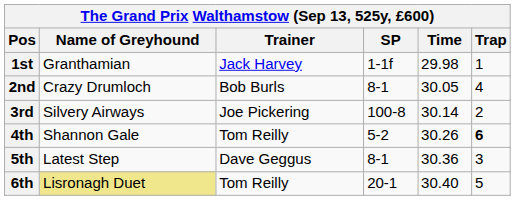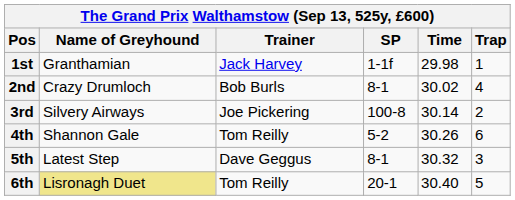(440, 87) 30.05 -> (440, 87) 30.02
(479, 135) bold -> (479, 135) normal
(440, 159) 30.36 -> (440, 159) 30.32
